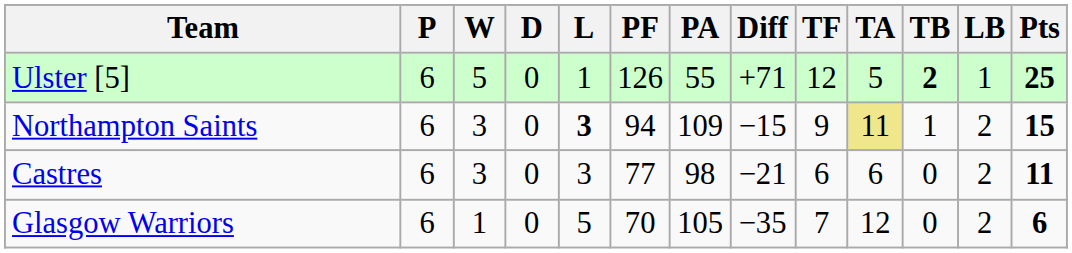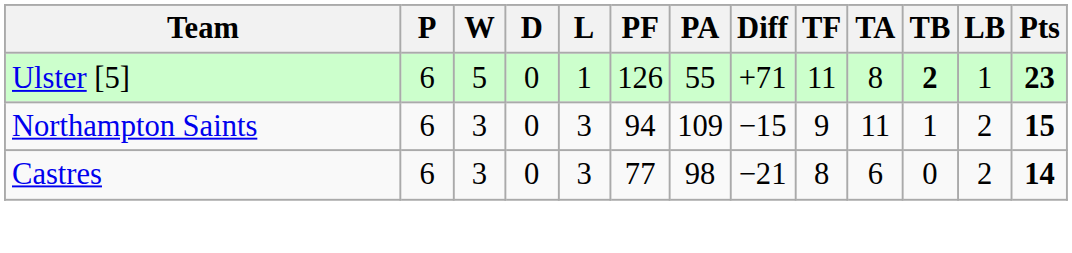(822, 77) 12 -> (822, 77) 11
(875, 77) 5 -> (875, 77) 8
(1040, 77) 25 -> (1040, 77) 23
(584, 125) bold -> (584, 125) normal
(875, 125) khaki background -> (875, 125) no background
(822, 174) 6 -> (822, 174) 8
(1040, 174) 11 -> (1040, 174) 14
- row: (123, 222)
